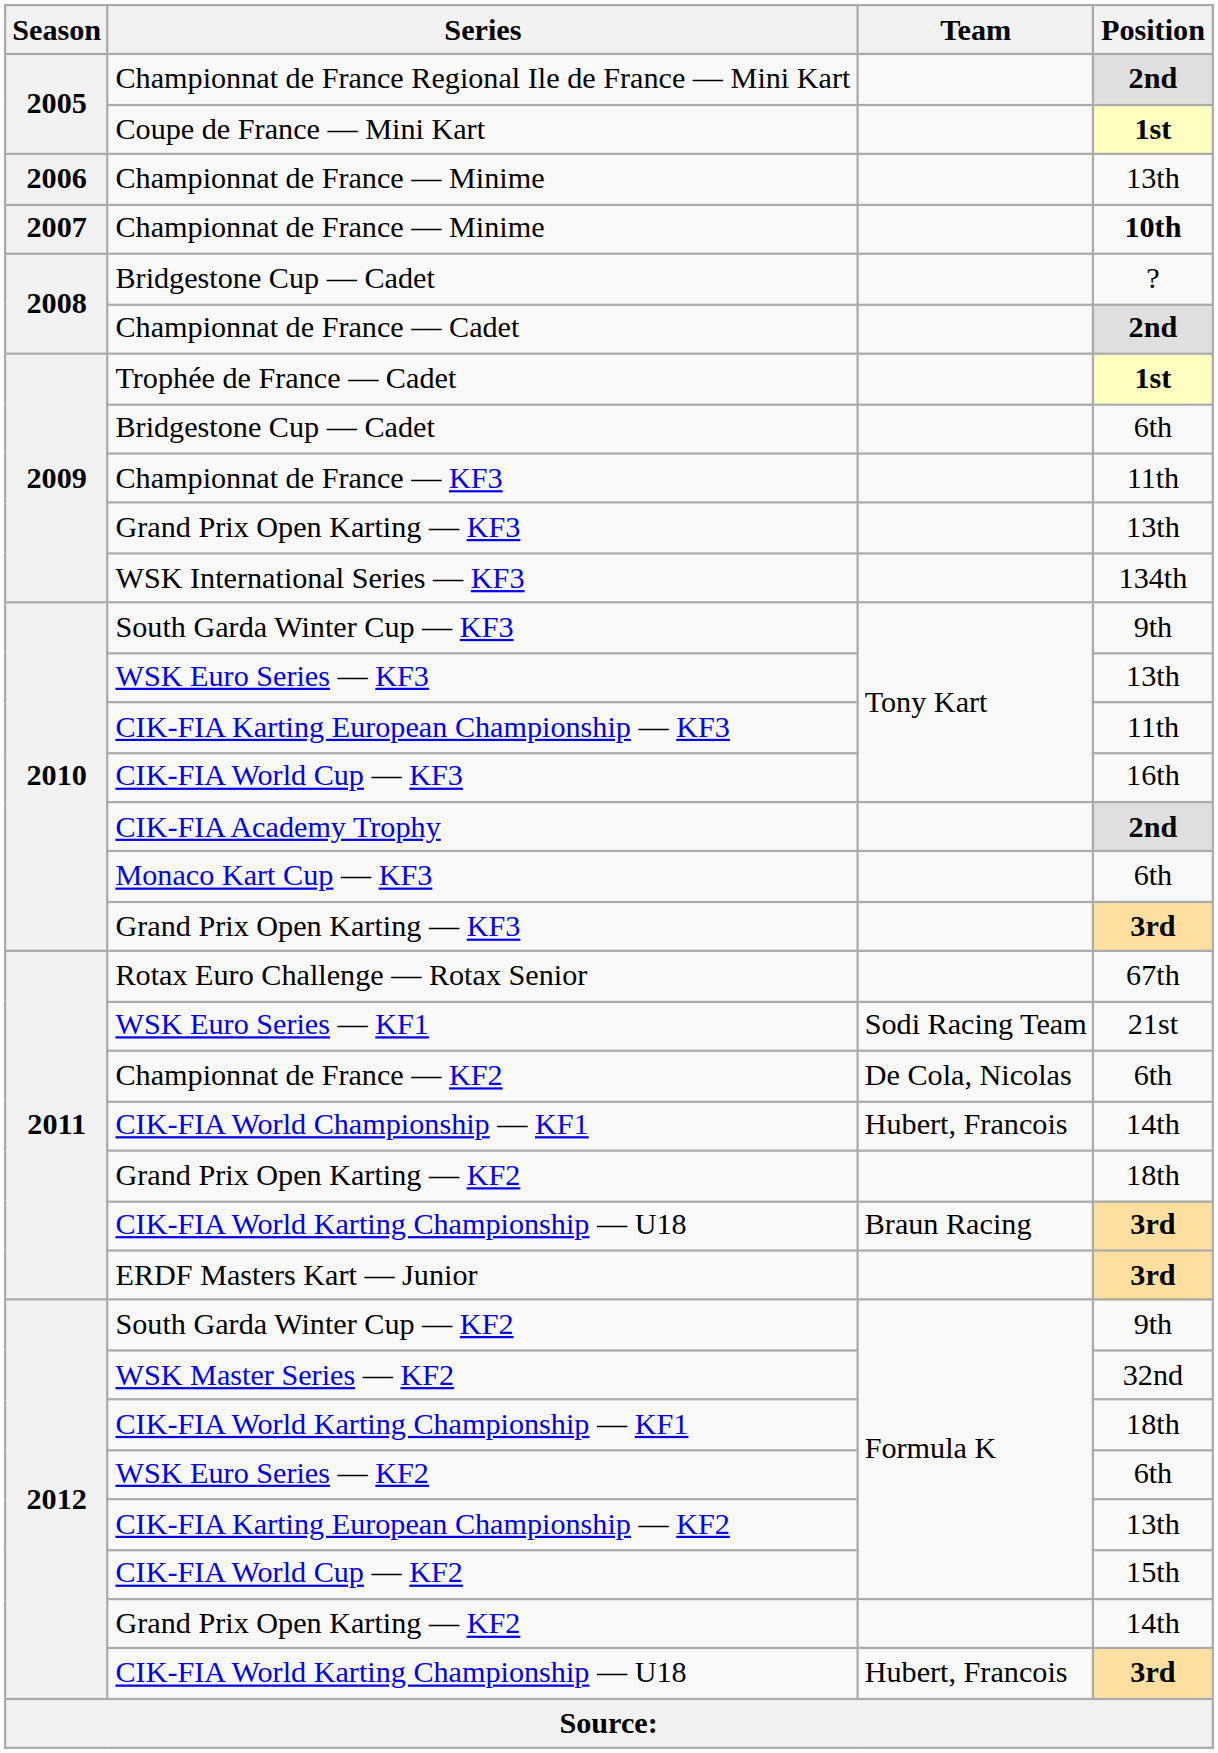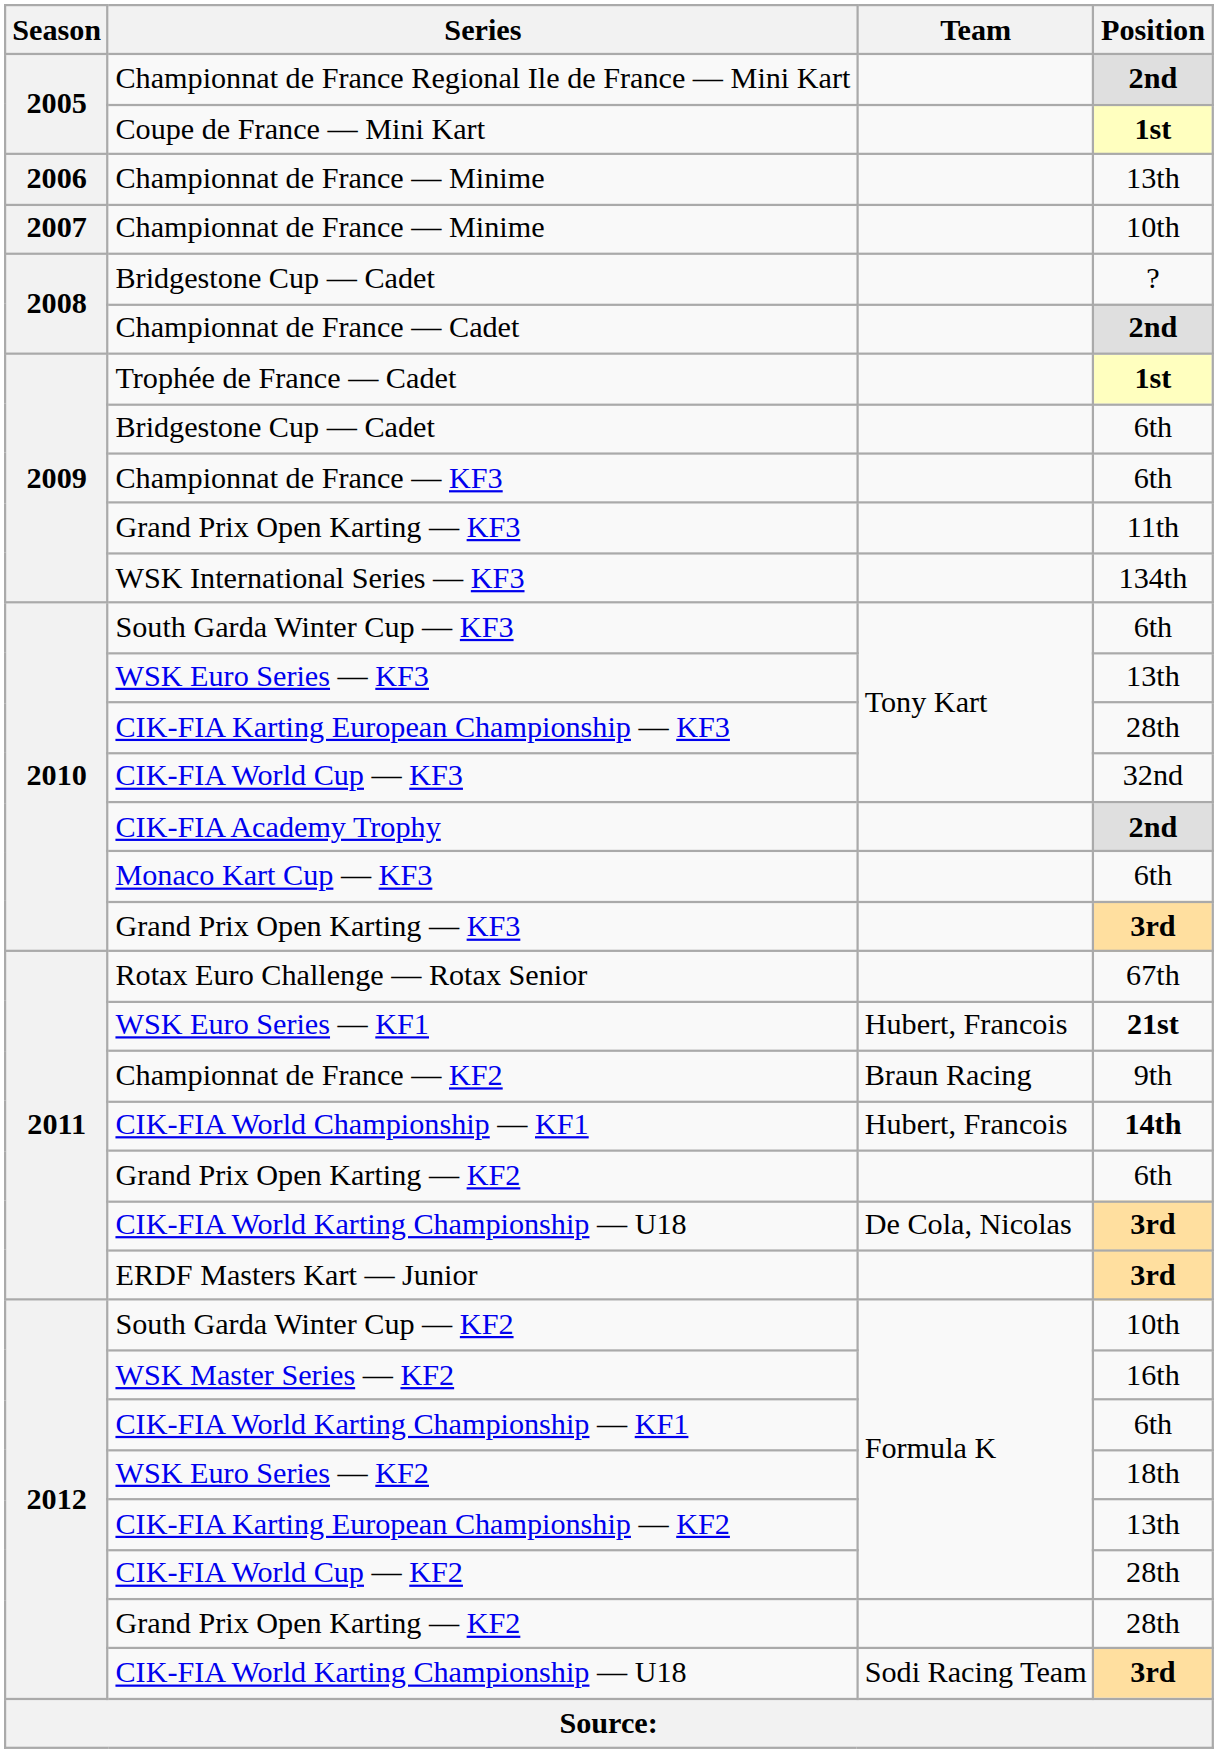(1153, 228) bold -> (1153, 228) normal
(1153, 477) 11th -> (1153, 477) 6th
(1153, 527) 13th -> (1153, 527) 11th
(1153, 626) 9th -> (1153, 626) 6th
(1153, 726) 11th -> (1153, 726) 28th
(1153, 776) 16th -> (1153, 776) 32nd
(976, 1025) Sodi Racing Team -> (966, 1025) Hubert, Francois
(1153, 1025) normal -> (1153, 1025) bold
(968, 1075) De Cola, Nicolas -> (948, 1075) Braun Racing
(1153, 1075) 6th -> (1153, 1075) 9th
(1153, 1124) normal -> (1153, 1124) bold
(1153, 1174) 18th -> (1153, 1174) 6th
(948, 1224) Braun Racing -> (968, 1224) De Cola, Nicolas
(1153, 1324) 9th -> (1153, 1324) 10th
(1153, 1373) 32nd -> (1153, 1373) 16th
(1153, 1423) 18th -> (1153, 1423) 6th
(1153, 1473) 6th -> (1153, 1473) 18th
(1153, 1573) 15th -> (1153, 1573) 28th
(1153, 1622) 14th -> (1153, 1622) 28th
(966, 1672) Hubert, Francois -> (976, 1672) Sodi Racing Team
